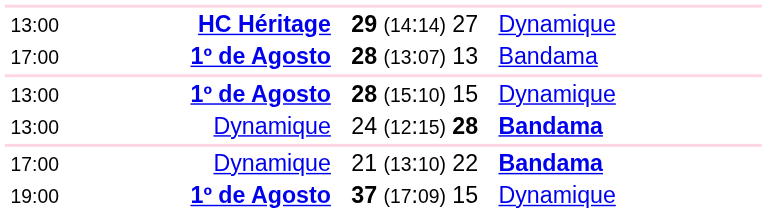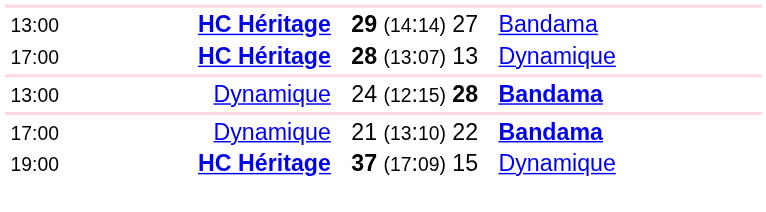(557, 24) Dynamique -> (548, 24) Bandama
(261, 56) 1º de Agosto -> (264, 56) HC Héritage
(548, 56) Bandama -> (557, 56) Dynamique
- row: (35, 95)
(261, 195) 1º de Agosto -> (264, 163) HC Héritage
